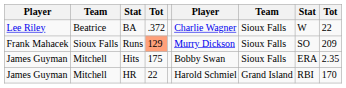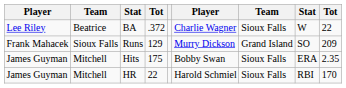(155, 43) lightsalmon background -> (155, 43) no background
(264, 43) Sioux Falls -> (267, 43) Grand Island
(267, 75) Grand Island -> (264, 75) Sioux Falls
